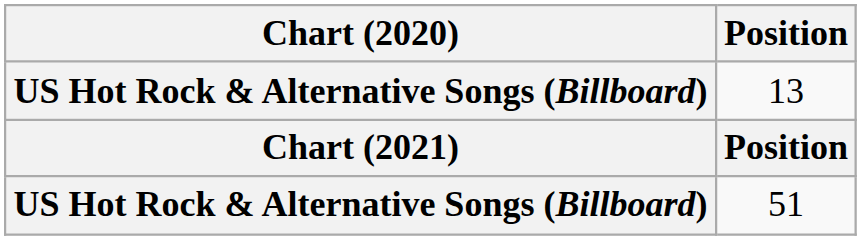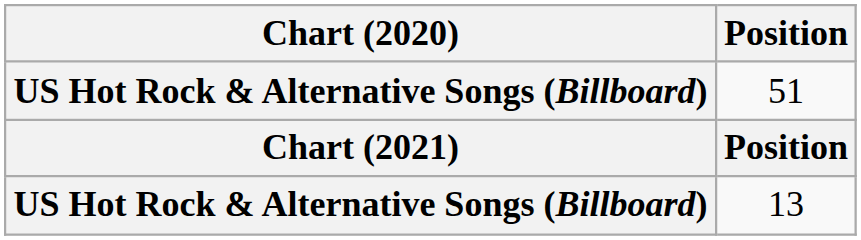rows swapped: (786, 90) <-> (786, 204)
